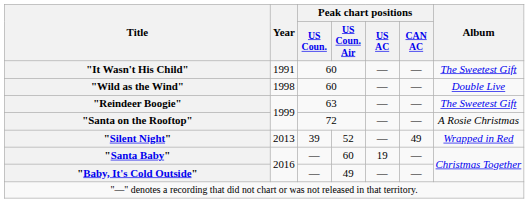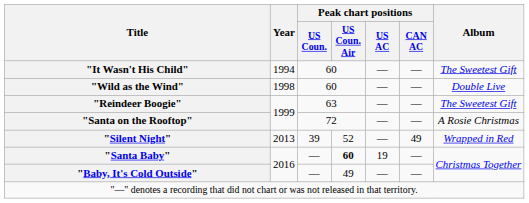(284, 69) 1991 -> (284, 69) 1994
(348, 155) normal -> (348, 155) bold
